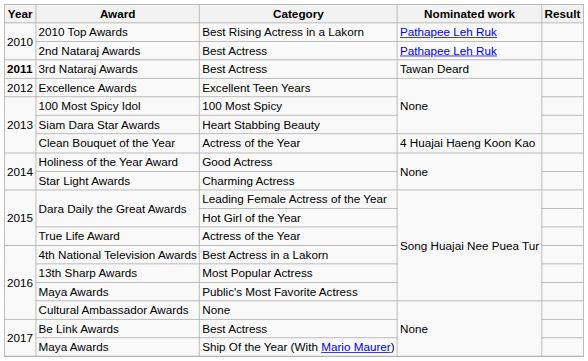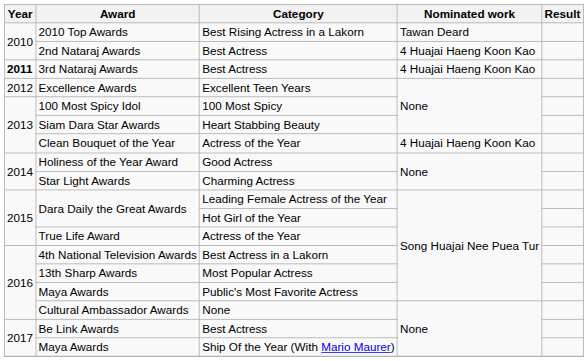(448, 32) Pathapee Leh Ruk -> (434, 32) Tawan Deard
(448, 51) Pathapee Leh Ruk -> (468, 51) 4 Huajai Haeng Koon Kao
(434, 69) Tawan Deard -> (468, 69) 4 Huajai Haeng Koon Kao
